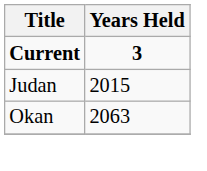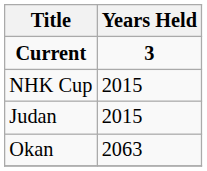+ row: (51, 85)
